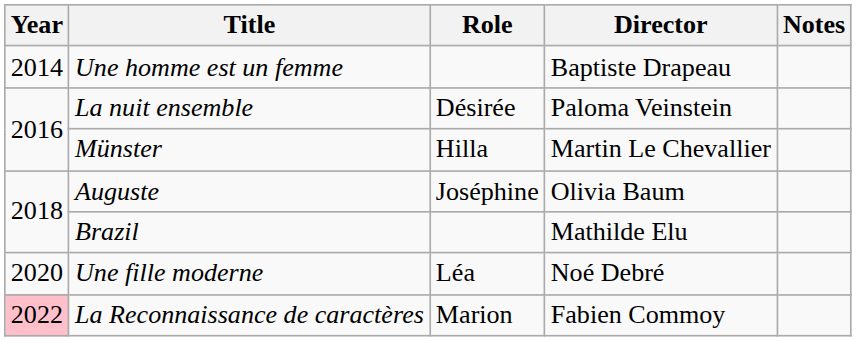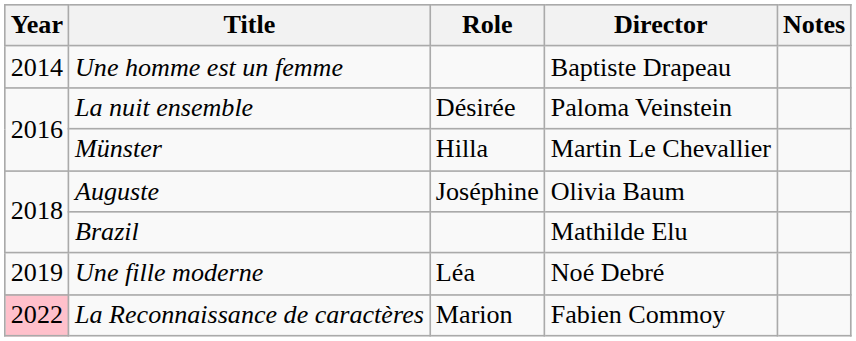(37, 273) 2020 -> (37, 273) 2019
